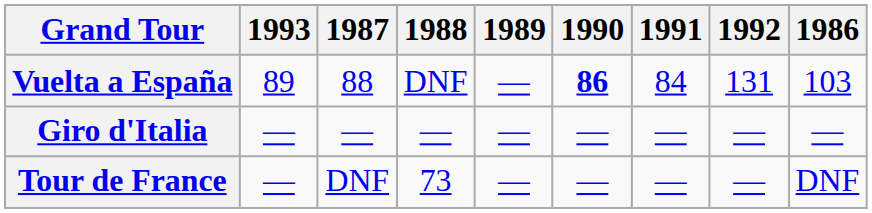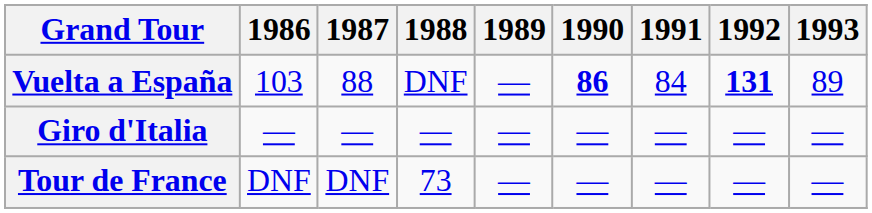columns swapped: (827, 29) <-> (279, 29)
(749, 80) normal -> (749, 80) bold
